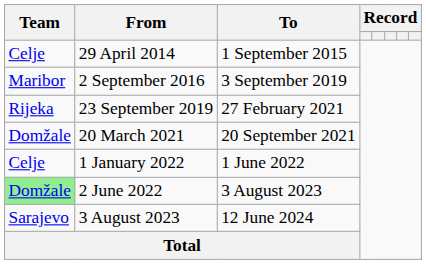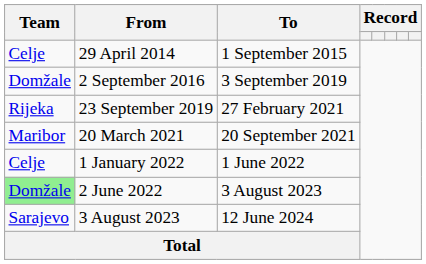(37, 80) Maribor -> (40, 80) Domžale
(40, 135) Domžale -> (37, 135) Maribor
